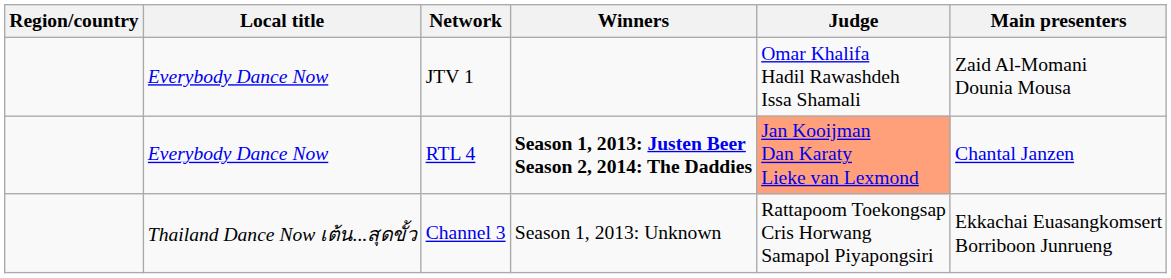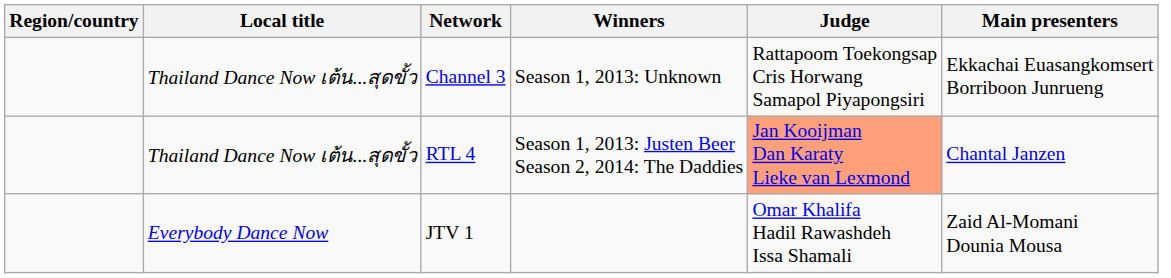rows swapped: (450, 76) <-> (466, 233)
(238, 155) Everybody Dance Now -> (282, 156) Thailand Dance Now เต้น...สุดขั้ว
(633, 155) bold -> (629, 155) normal
